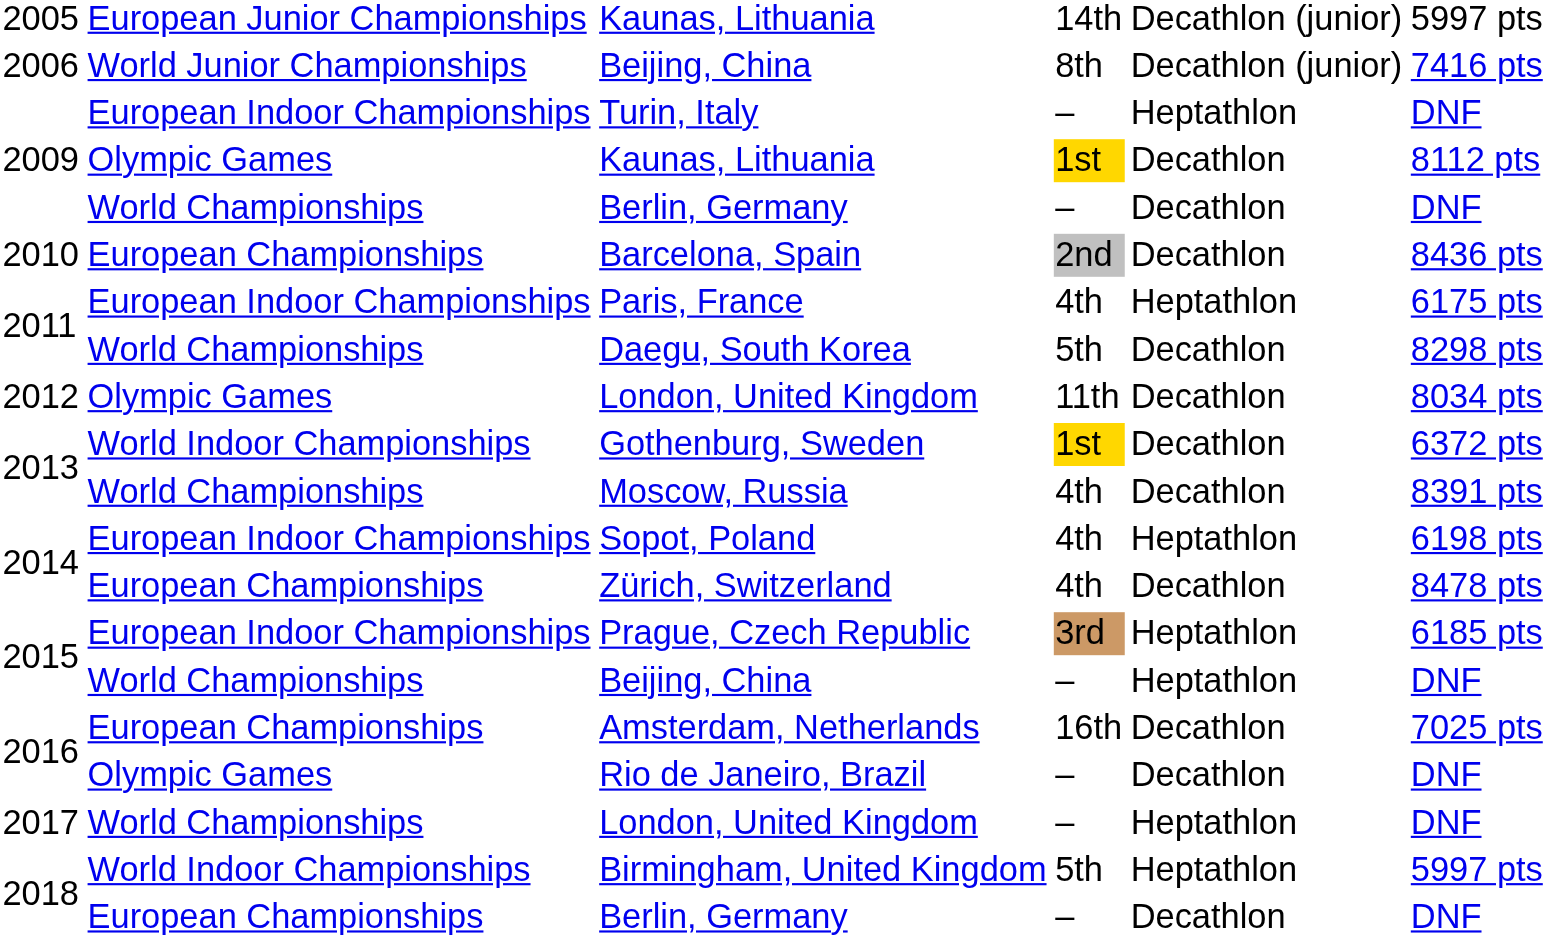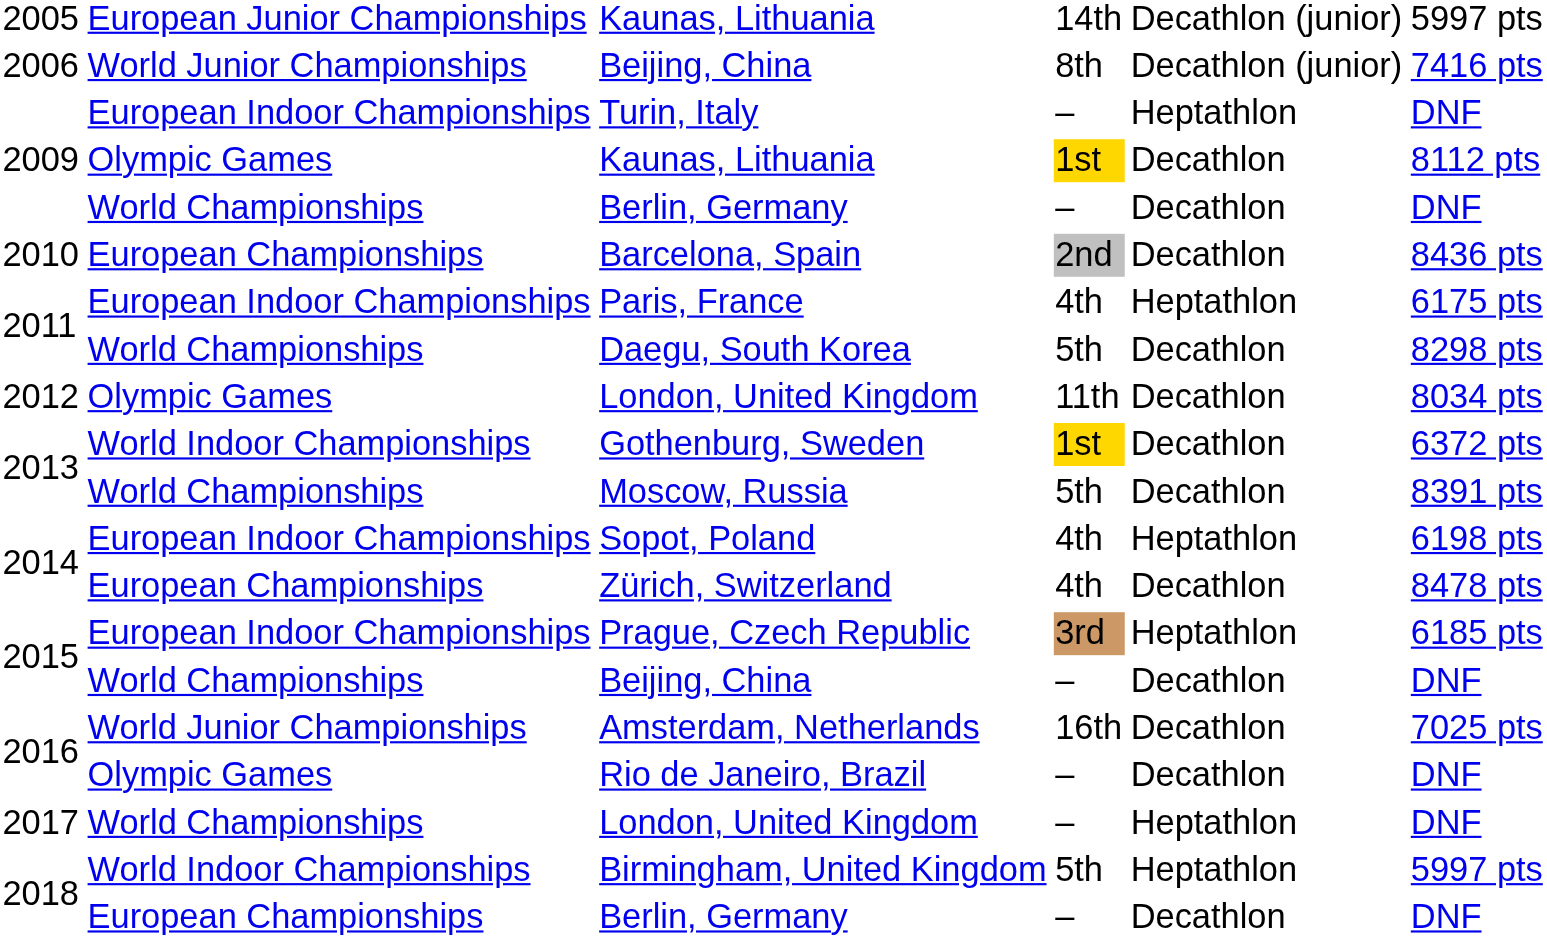(1079, 491) 4th -> (1079, 491) 5th
(1214, 680) Heptathlon -> (1208, 680) Decathlon
(286, 727) European Championships -> (307, 727) World Junior Championships
